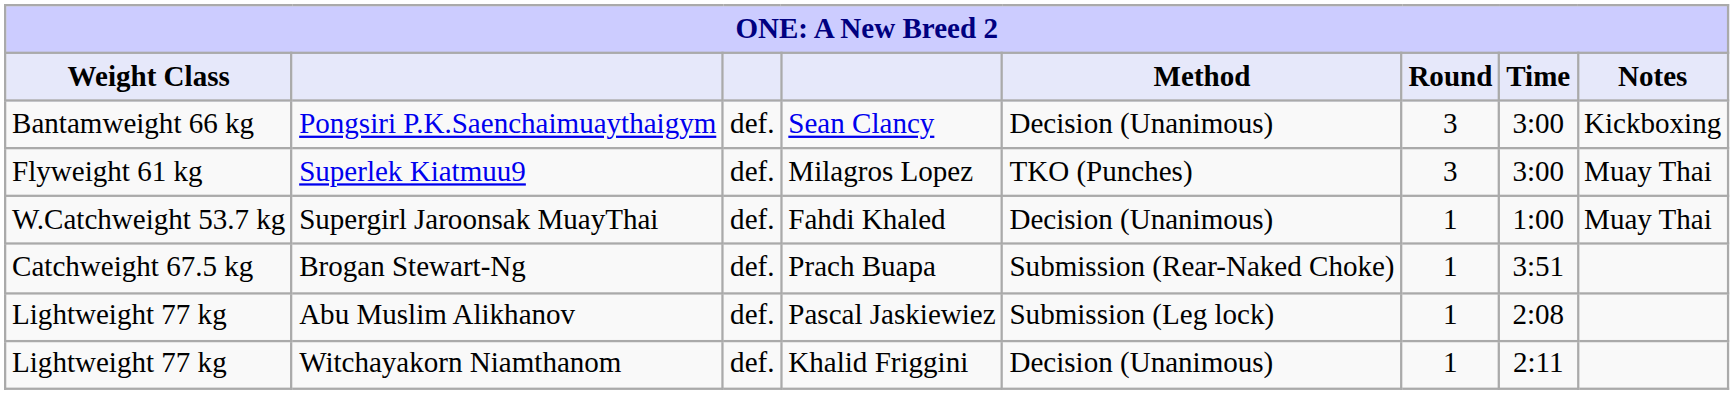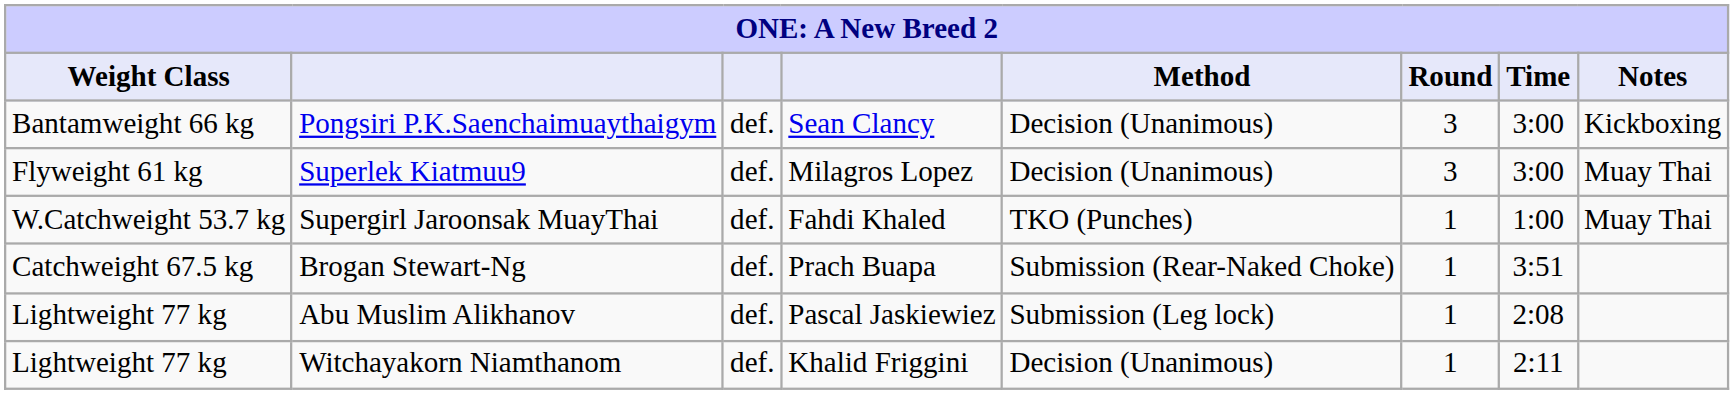(1101, 171) TKO (Punches) -> (1141, 171) Decision (Unanimous)
(1141, 219) Decision (Unanimous) -> (1101, 219) TKO (Punches)
